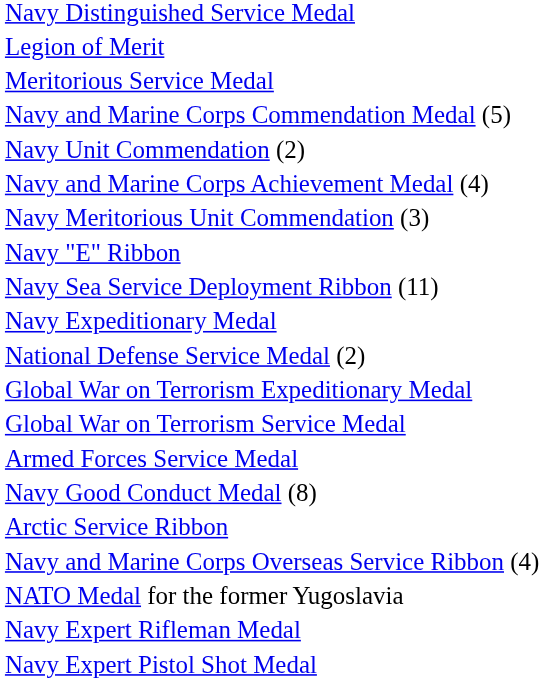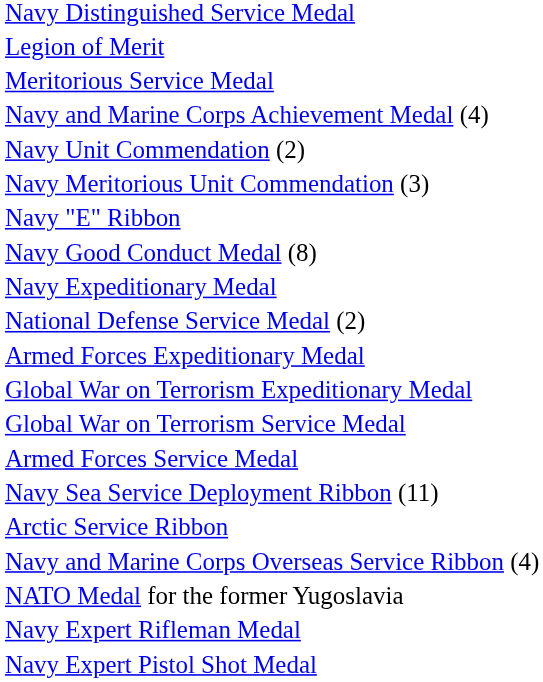- row: (258, 115)
rows swapped: (247, 184) <-> (155, 149)
rows swapped: (161, 492) <-> (222, 286)
+ row: (185, 355)
